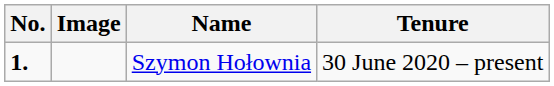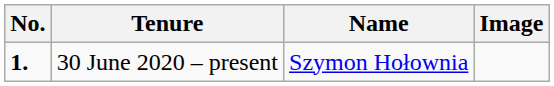columns swapped: (89, 23) <-> (433, 23)
